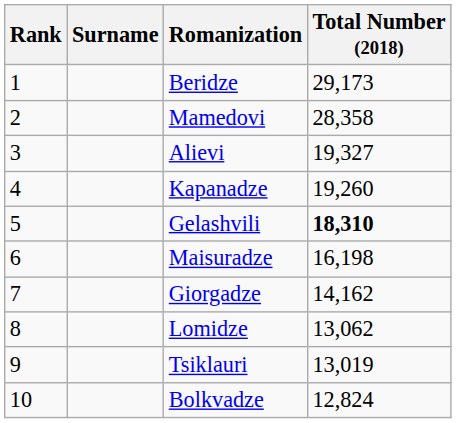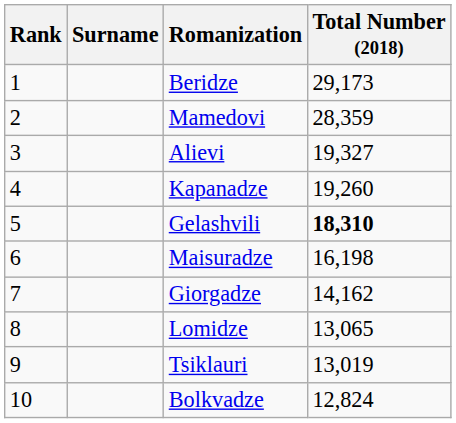(343, 117) 28,358 -> (343, 117) 28,359
(343, 329) 13,062 -> (343, 329) 13,065
